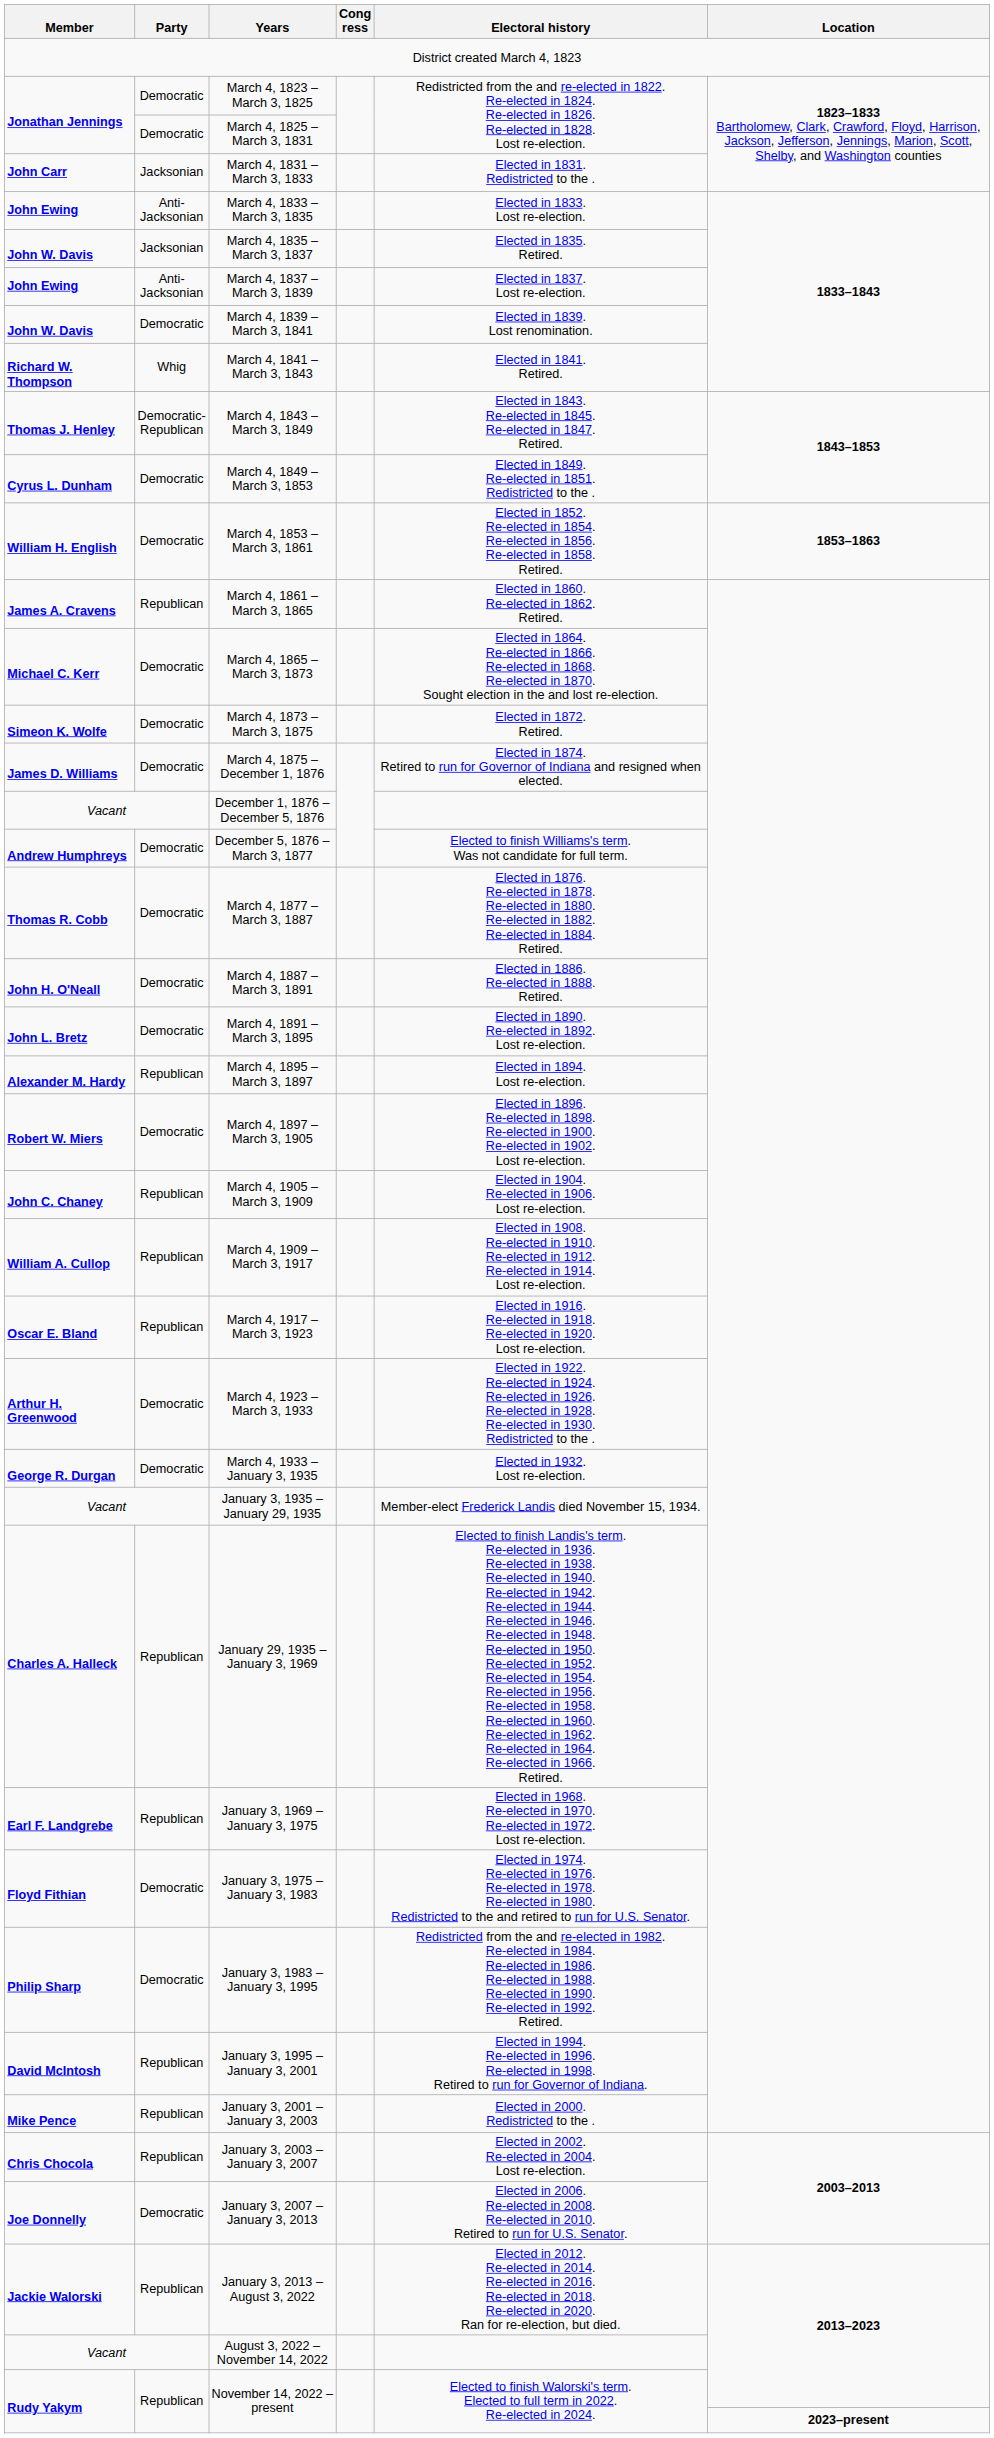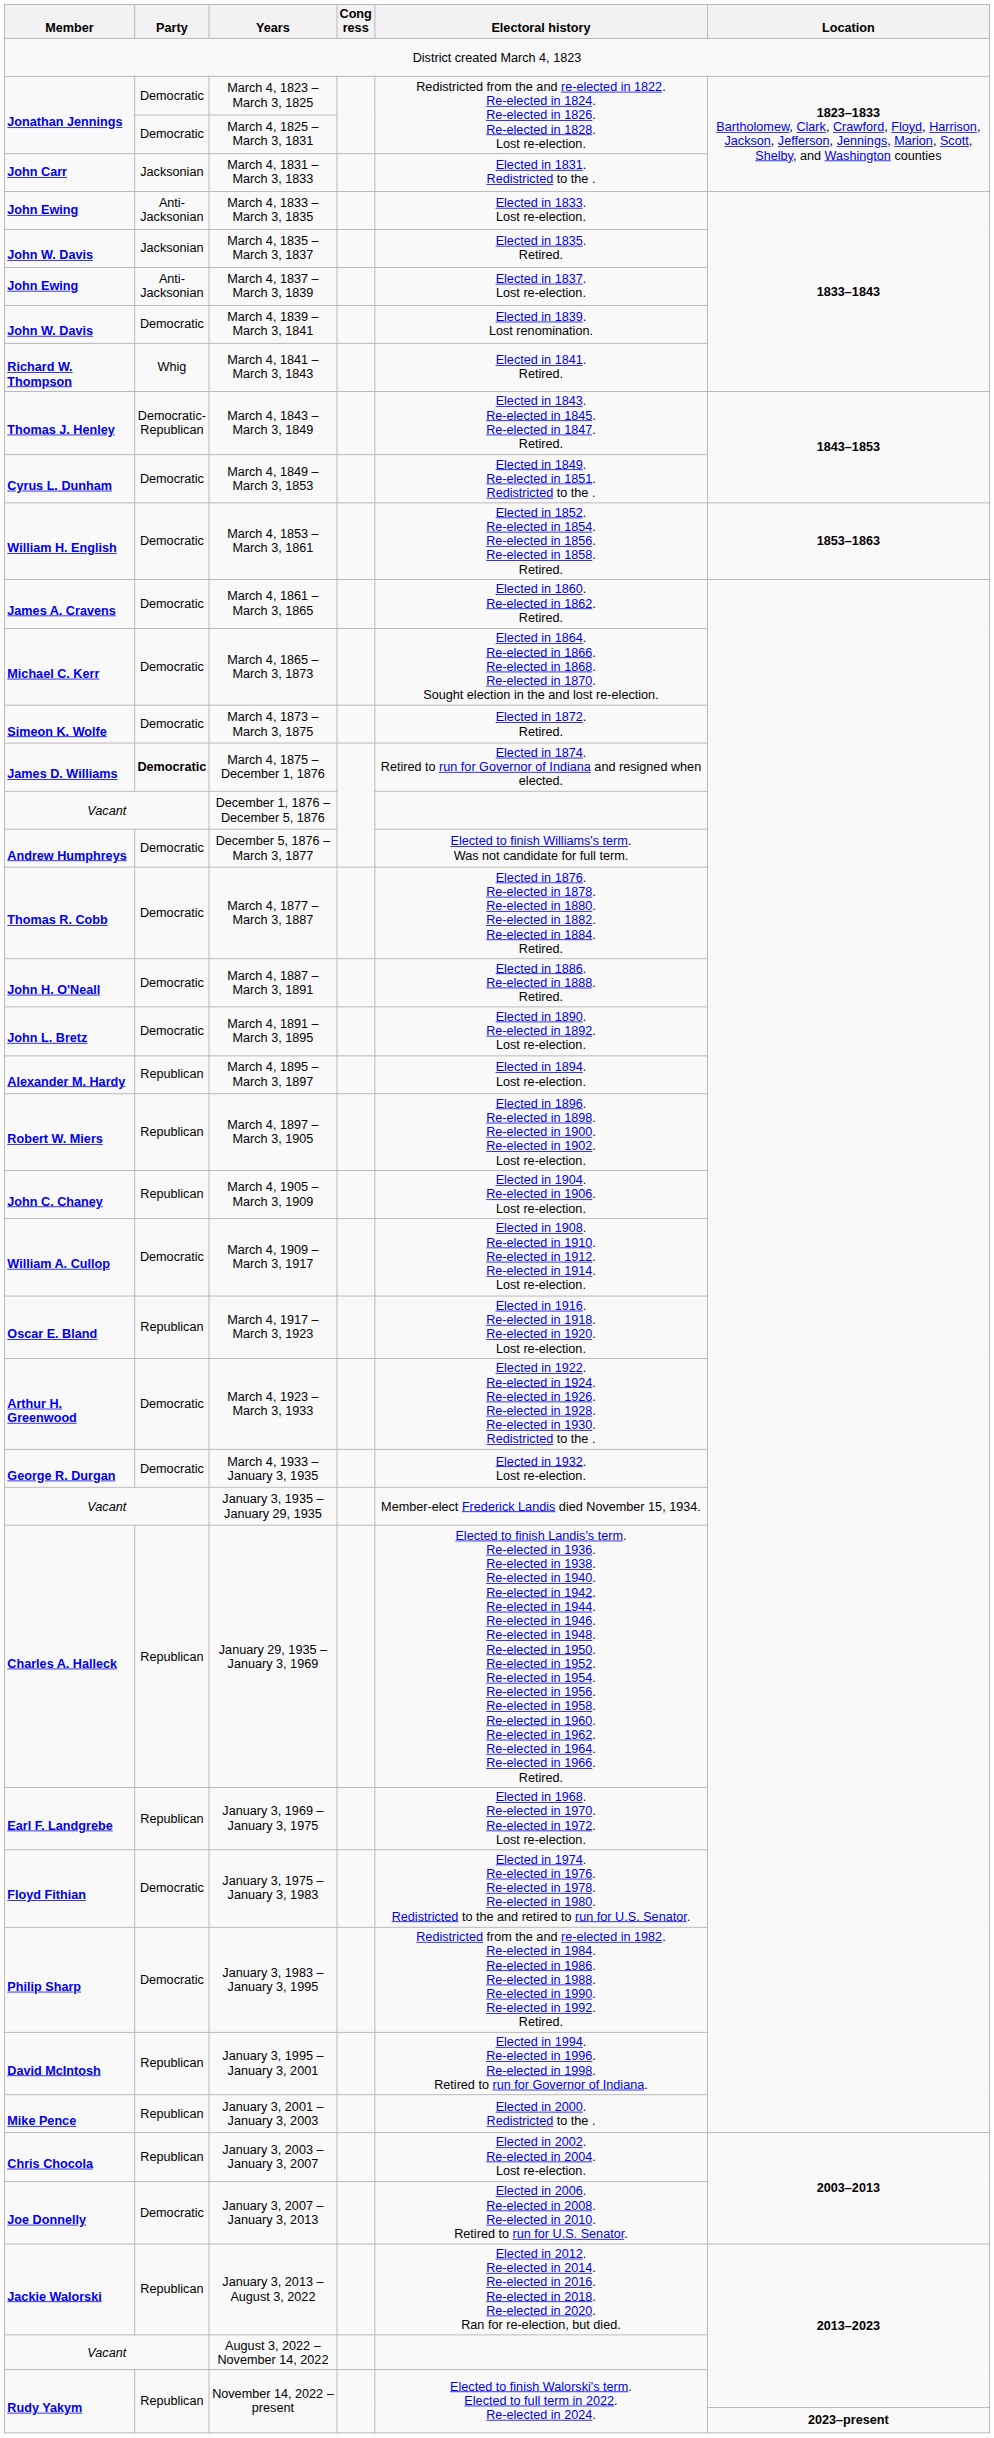(172, 604) Republican -> (172, 604) Democratic
(172, 767) normal -> (172, 767) bold
(172, 1131) Democratic -> (172, 1131) Republican
(172, 1257) Republican -> (172, 1257) Democratic
